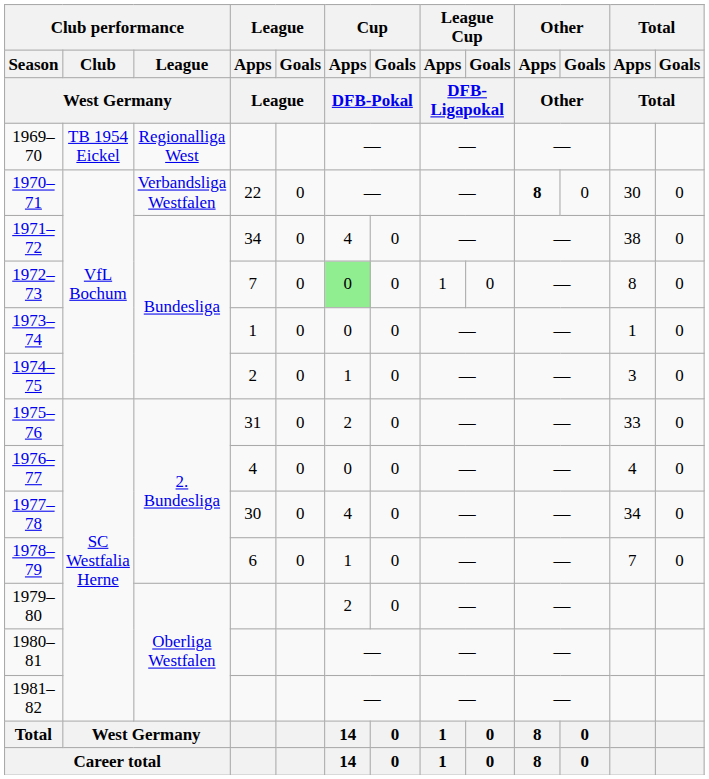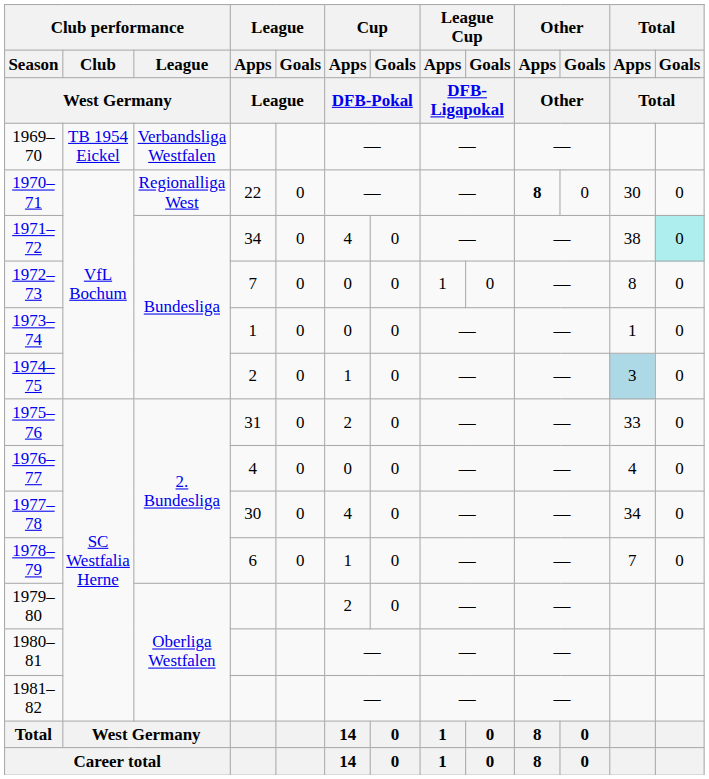(182, 146) Regionalliga West -> (182, 146) Verbandsliga Westfalen
(182, 192) Verbandsliga Westfalen -> (182, 192) Regionalliga West
(680, 238) no background -> (680, 238) paleturquoise background
(348, 284) lightgreen background -> (348, 284) no background
(632, 376) no background -> (632, 376) lightblue background
